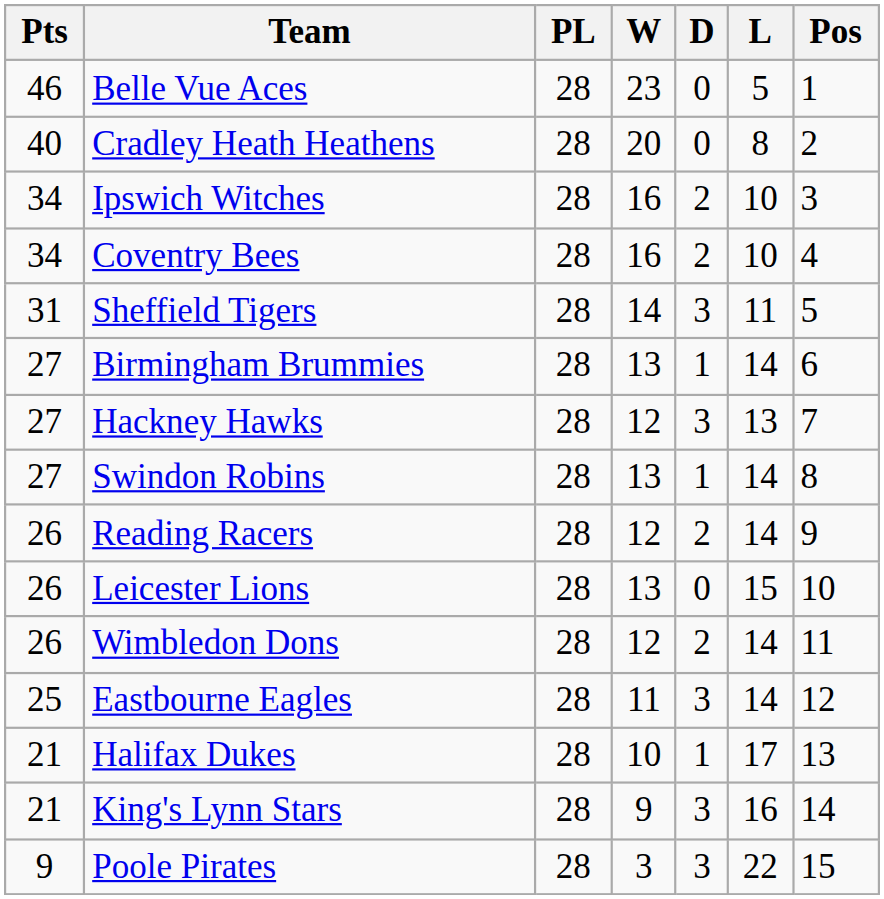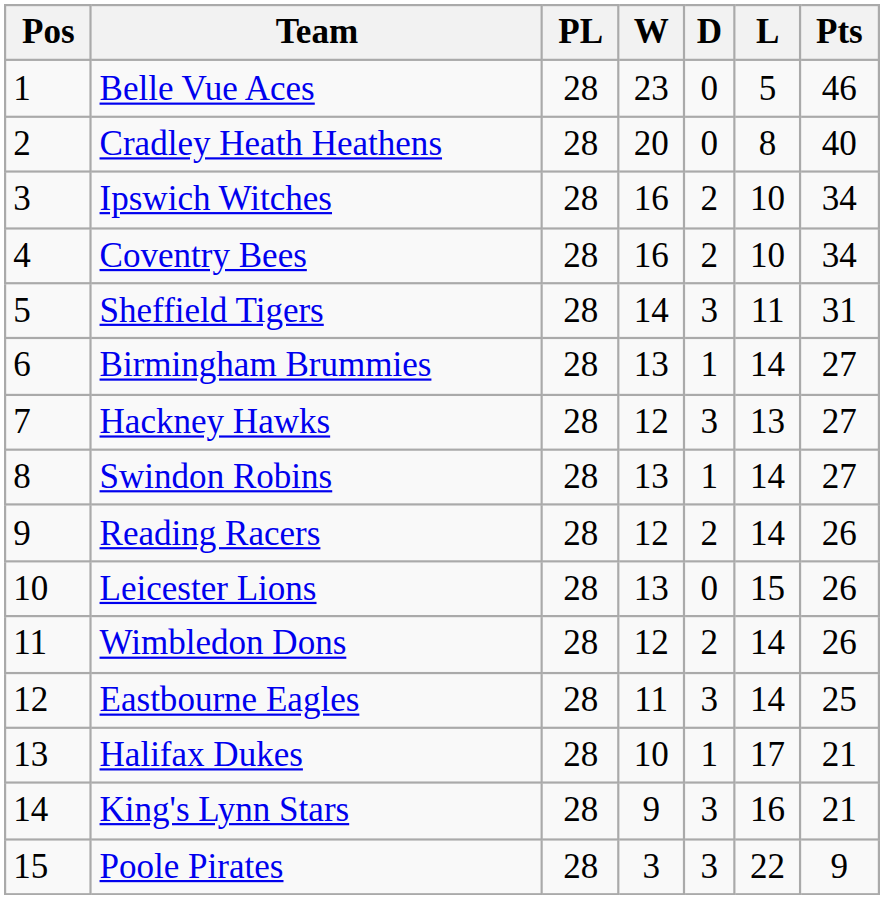columns swapped: (836, 32) <-> (45, 32)
